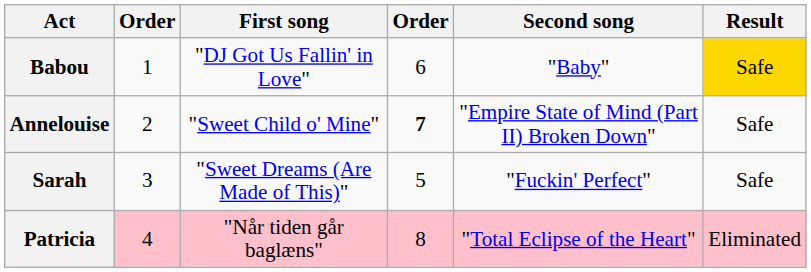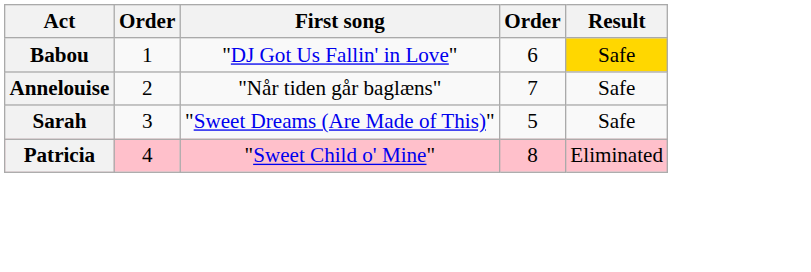- column: (579, 21)
(284, 123) "Sweet Child o' Mine" -> (340, 88) "Når tiden går baglæns"
(421, 123) bold -> (532, 88) normal
(284, 238) "Når tiden går baglæns" -> (340, 155) "Sweet Child o' Mine"
